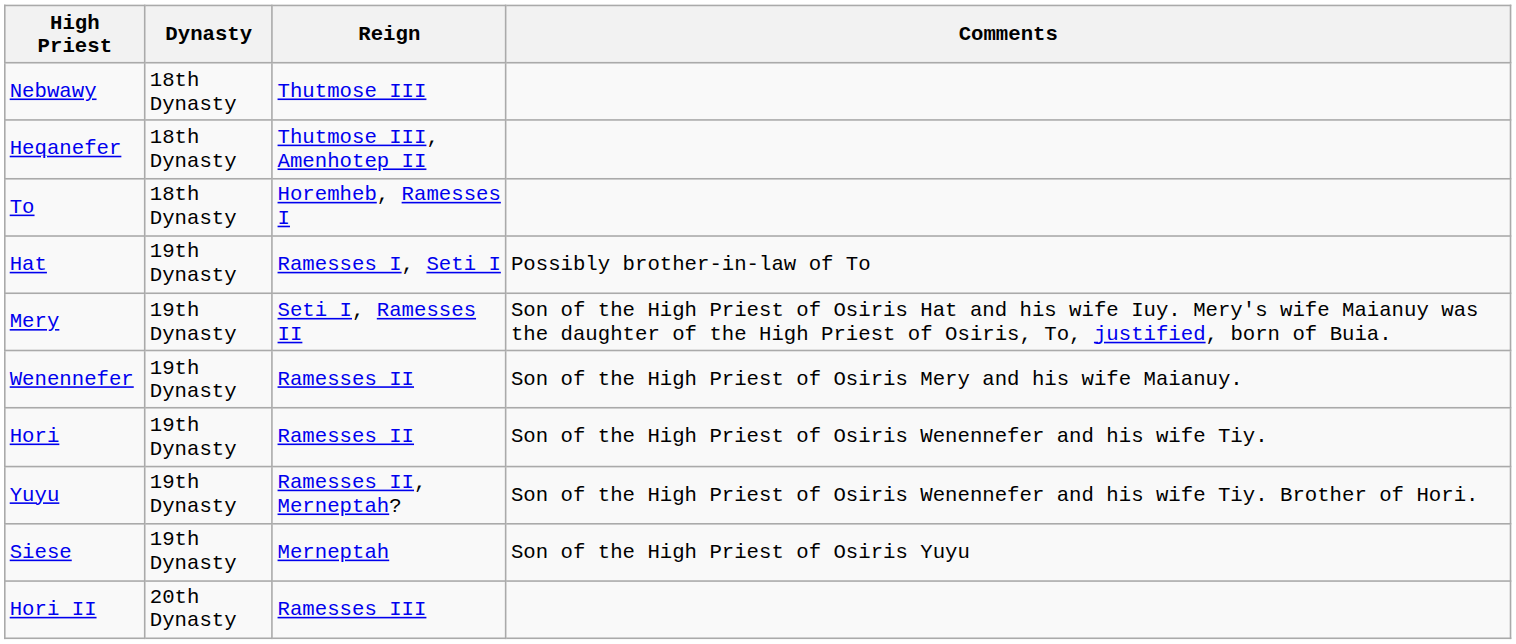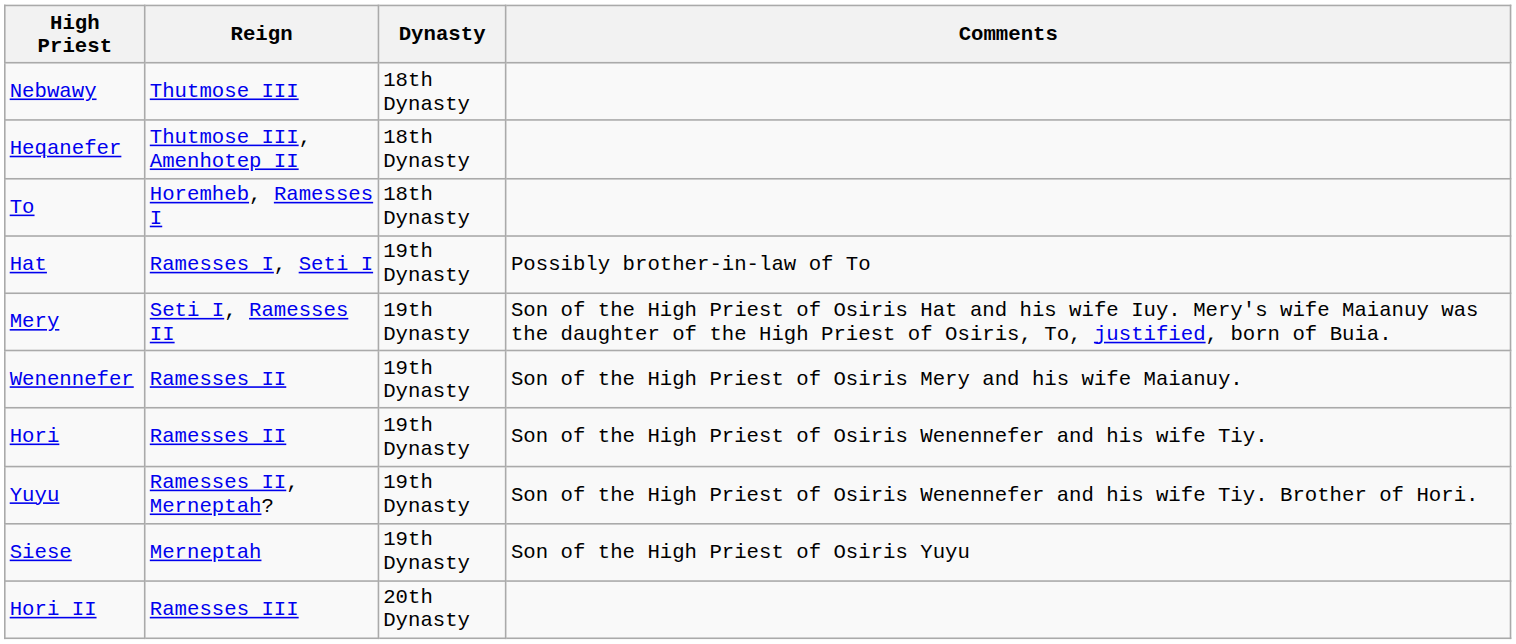columns swapped: (389, 34) <-> (209, 34)
